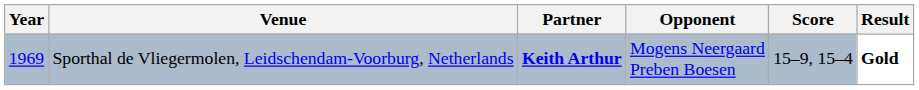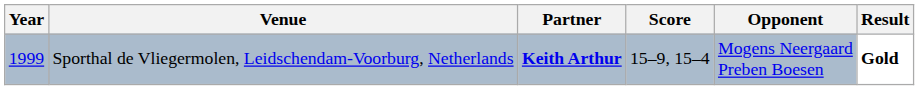columns swapped: (697, 19) <-> (813, 19)
(26, 59) 1969 -> (26, 59) 1999
